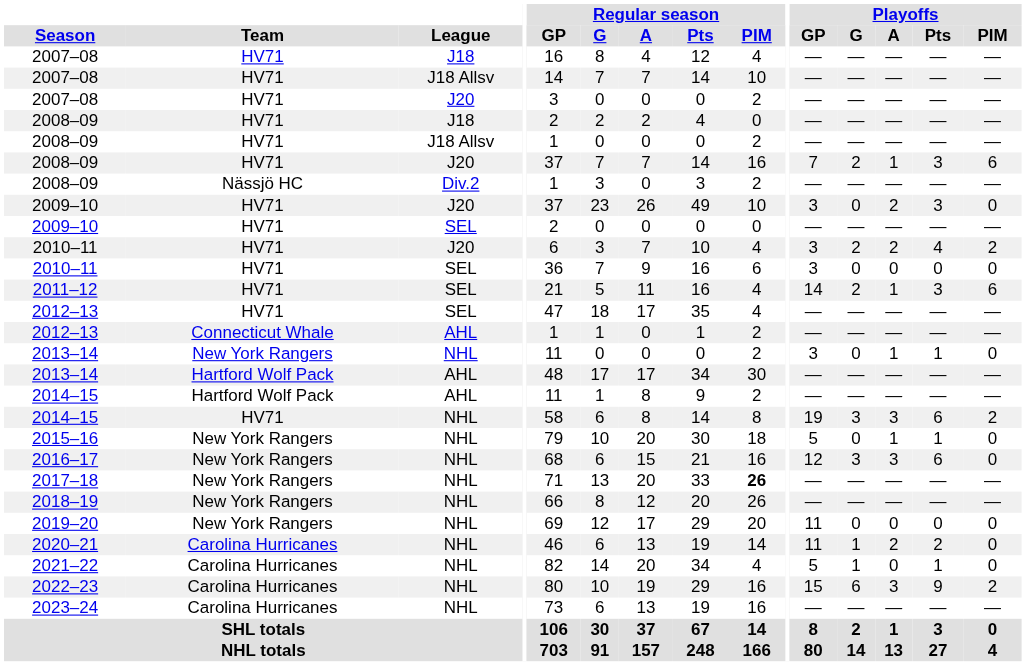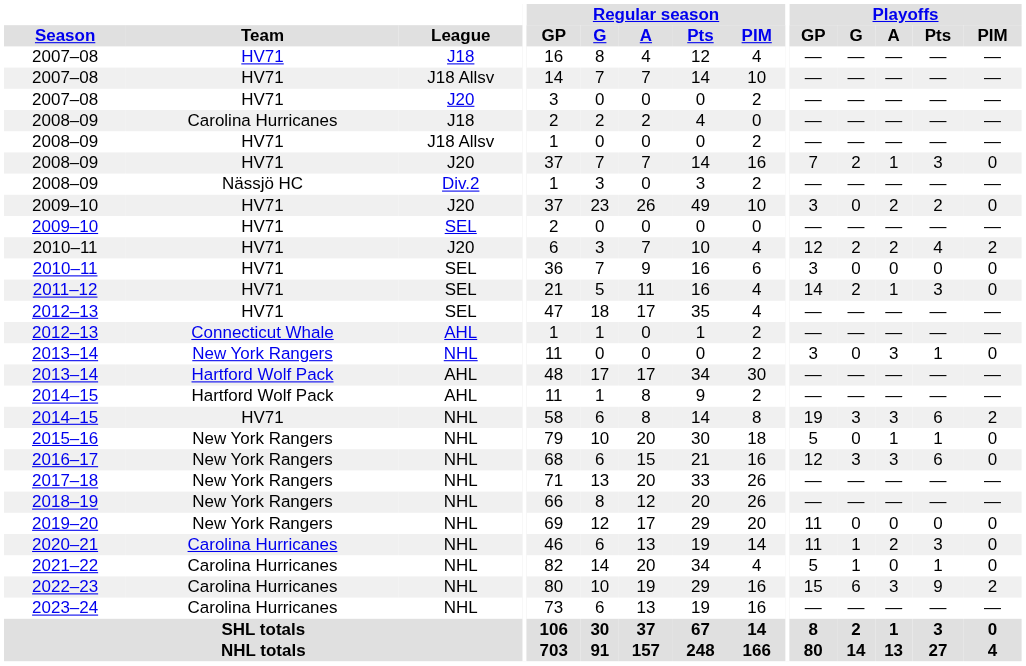(263, 120) HV71 -> (263, 120) Carolina Hurricanes
(993, 162) 6 -> (993, 162) 0
(938, 205) 3 -> (938, 205) 2
(813, 247) 3 -> (813, 247) 12
(993, 290) 6 -> (993, 290) 0
(894, 353) 1 -> (894, 353) 3
(757, 480) bold -> (757, 480) normal
(938, 544) 2 -> (938, 544) 3
